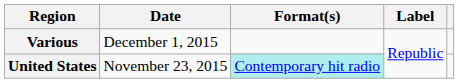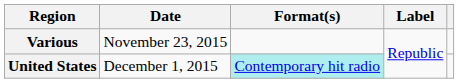(161, 41) December 1, 2015 -> (165, 41) November 23, 2015
(165, 66) November 23, 2015 -> (161, 66) December 1, 2015
